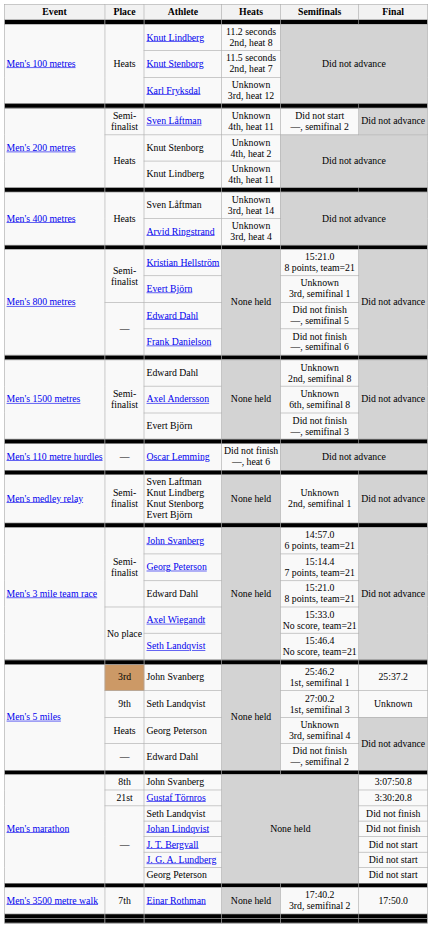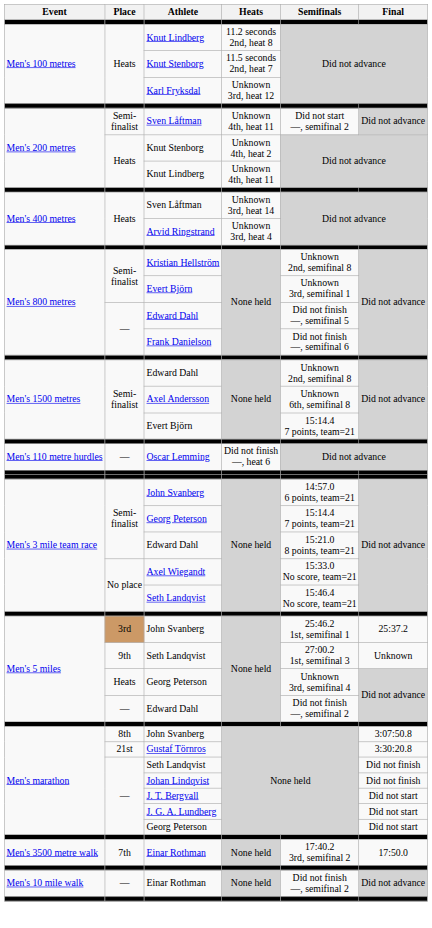(320, 262) 15:21.0 8 points, team=21 -> (320, 262) Unknown 2nd, semifinal 8
(320, 426) Did not finish —, semifinal 3 -> (320, 426) 15:14.4 7 points, team=21
- row: (45, 499)
+ row: (45, 883)
